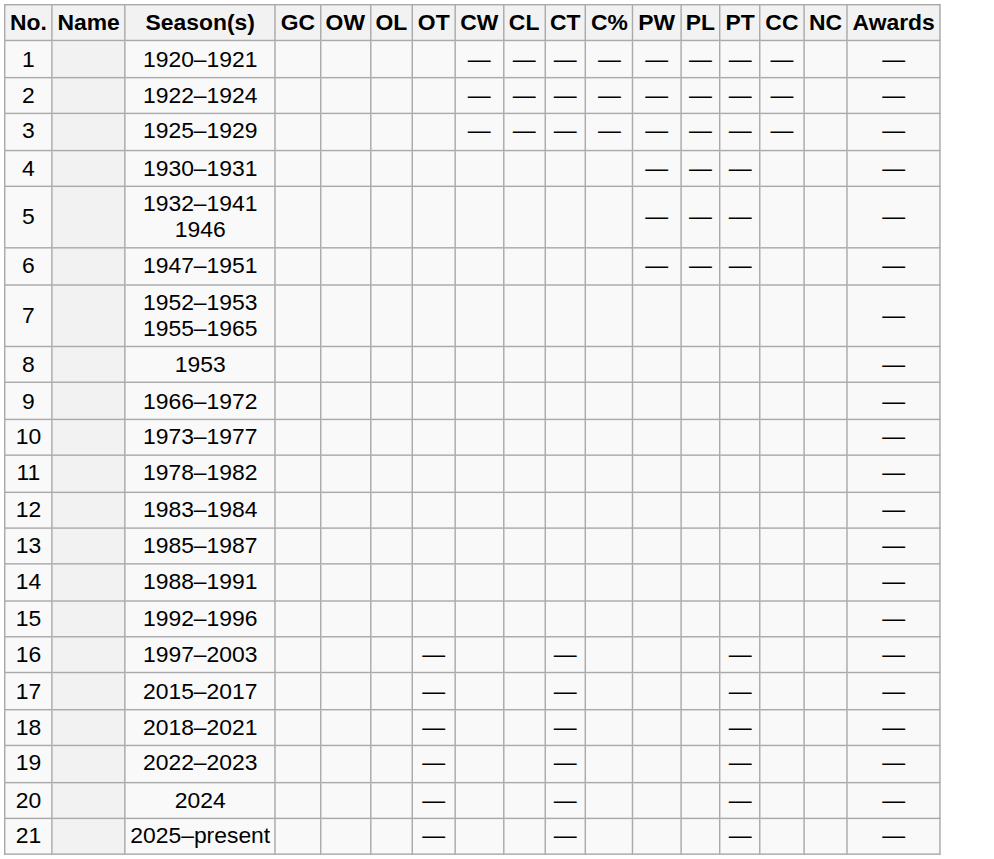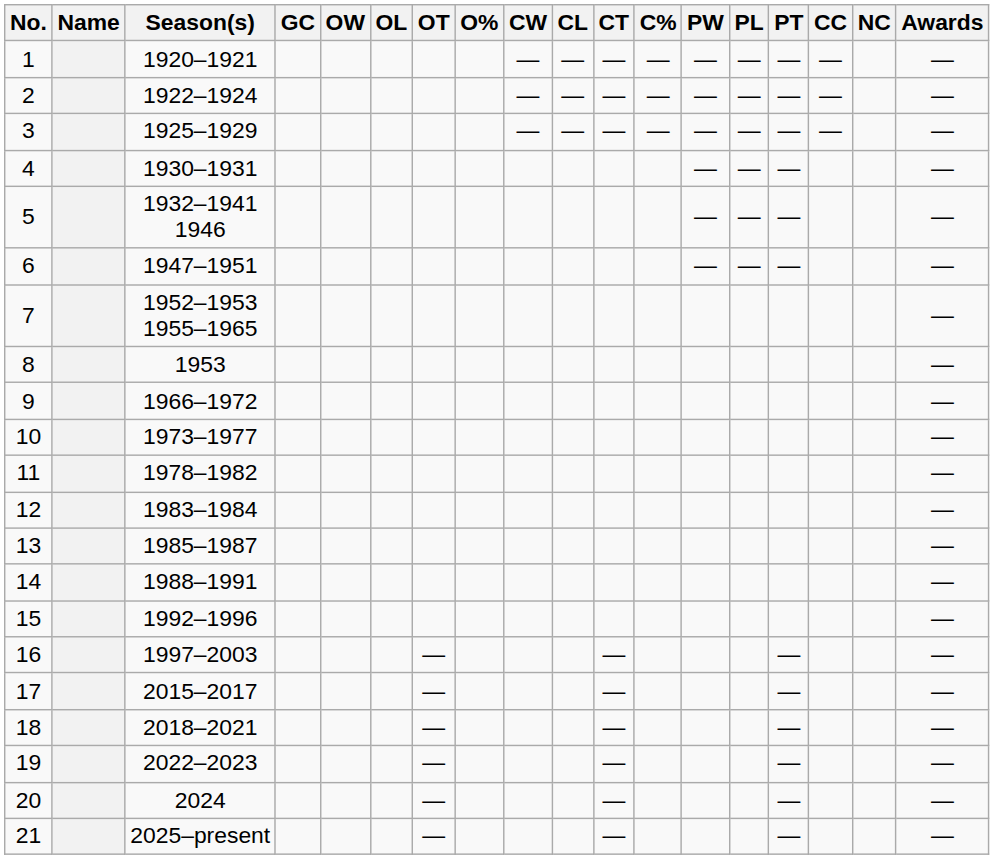+ column: (479, 22)
